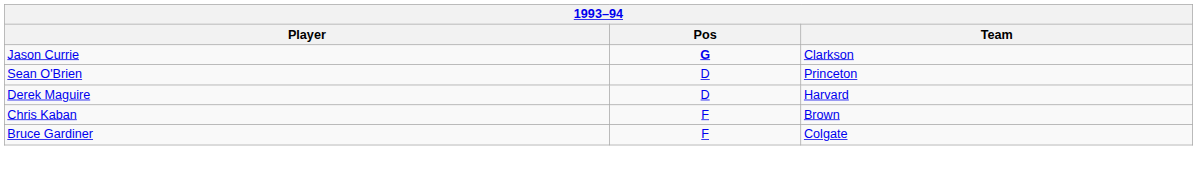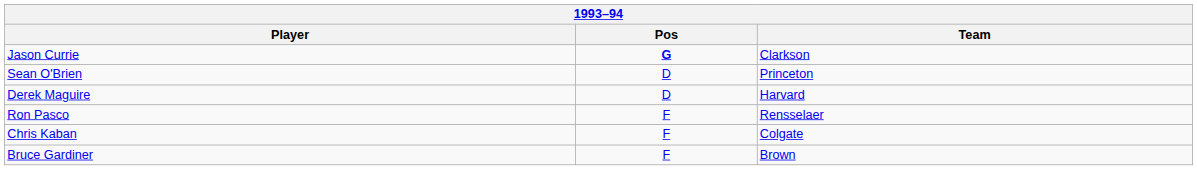+ row: (38, 114)
(822, 114) Brown -> (782, 134) Colgate
(826, 134) Colgate -> (778, 154) Brown
